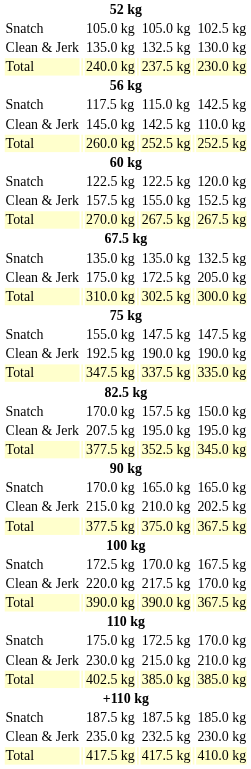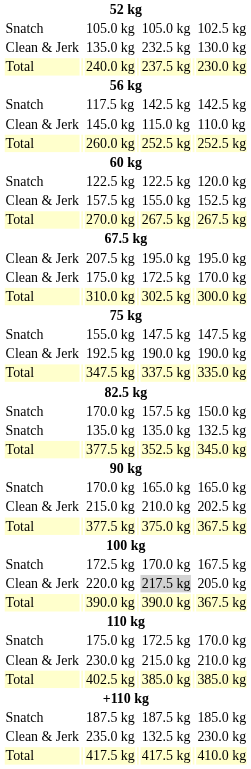(166, 47) 132.5 kg -> (166, 47) 232.5 kg
(166, 105) 115.0 kg -> (166, 105) 142.5 kg
(166, 124) 142.5 kg -> (166, 124) 115.0 kg
rows swapped: (25, 258) <-> (42, 430)
(222, 277) 205.0 kg -> (222, 277) 170.0 kg
(166, 583) no background -> (166, 583) lightgrey background
(222, 583) 170.0 kg -> (222, 583) 205.0 kg
(166, 736) 232.5 kg -> (166, 736) 132.5 kg
